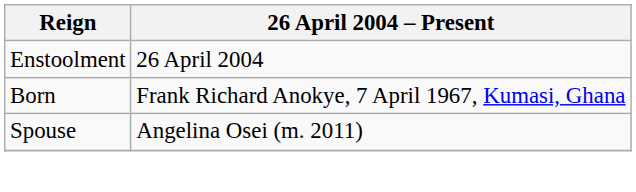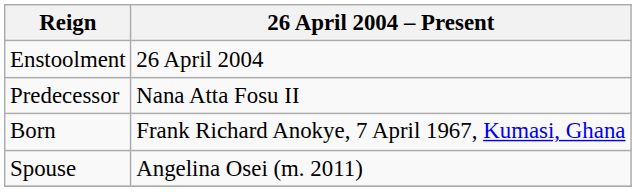+ row: (65, 95)
